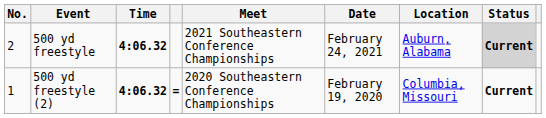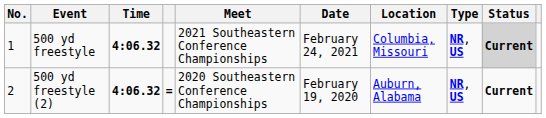+ column: (465, 14)
(11, 46) 2 -> (11, 46) 1
(427, 46) Auburn, Alabama -> (404, 46) Columbia, Missouri
(11, 91) 1 -> (11, 91) 2
(434, 91) Columbia, Missouri -> (397, 91) Auburn, Alabama
